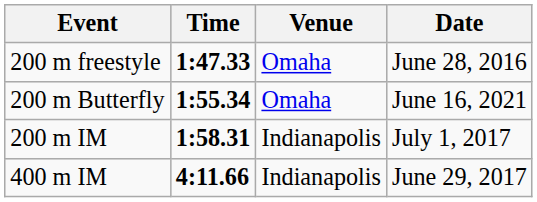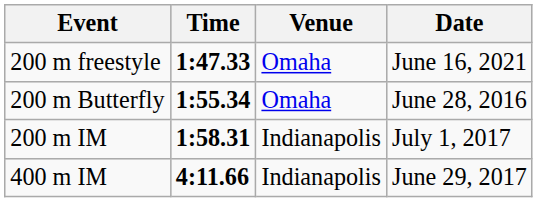(459, 61) June 28, 2016 -> (459, 61) June 16, 2021
(459, 100) June 16, 2021 -> (459, 100) June 28, 2016
